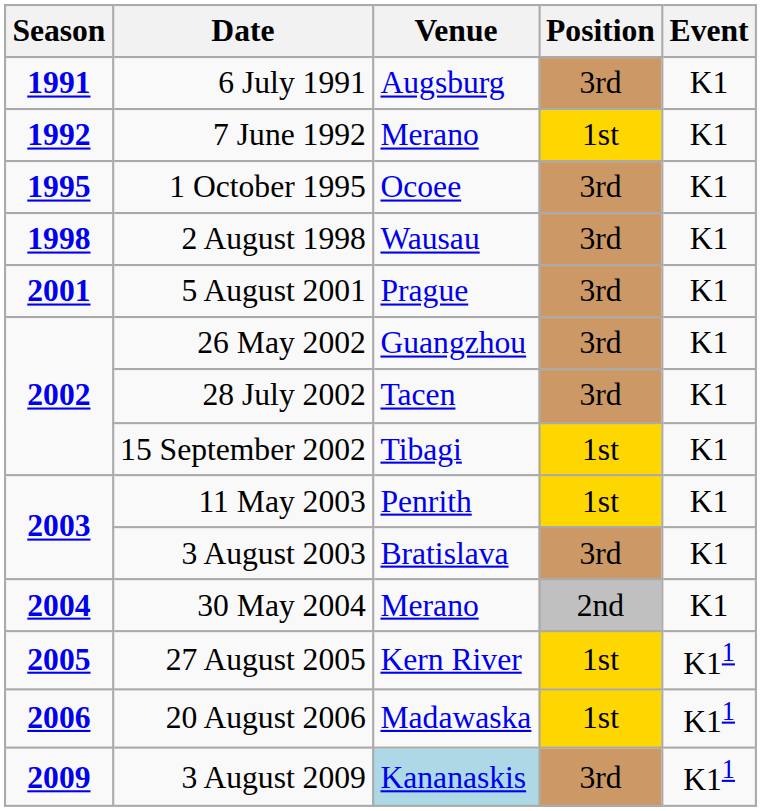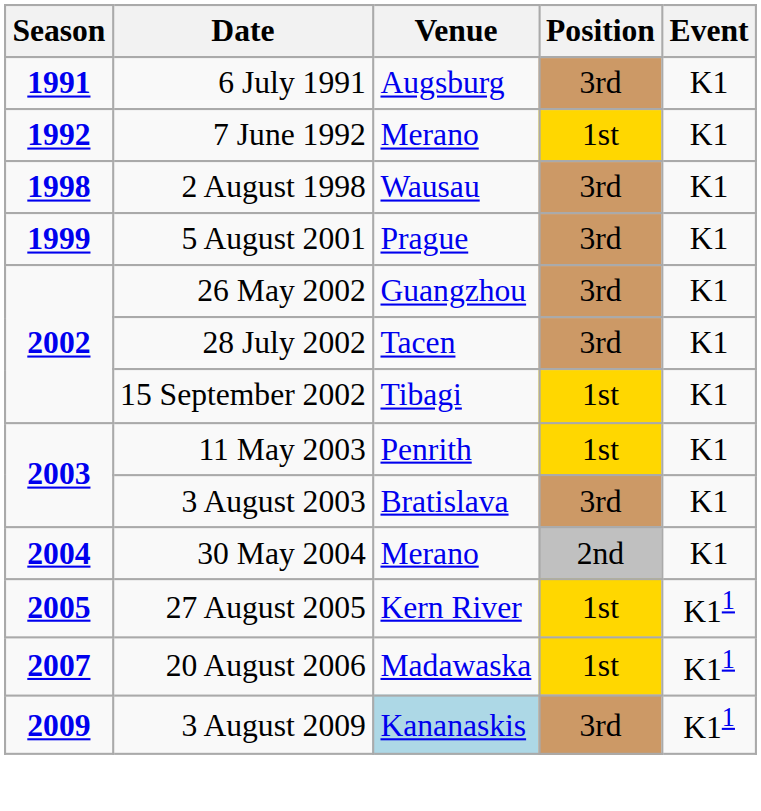- row: (268, 187)
(59, 291) 2001 -> (59, 239) 1999
(59, 717) 2006 -> (59, 665) 2007
